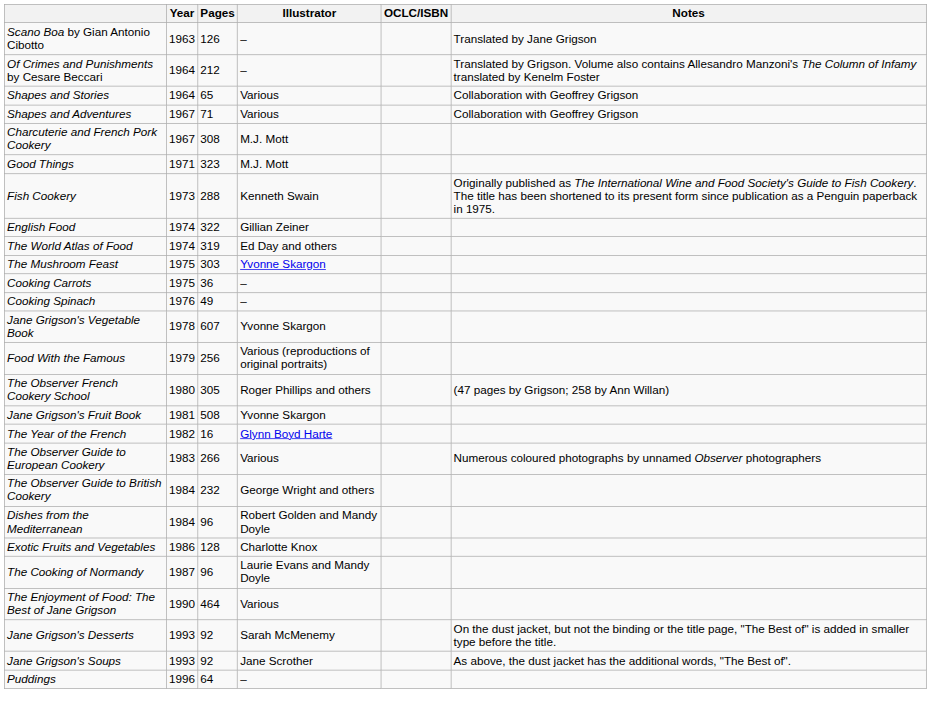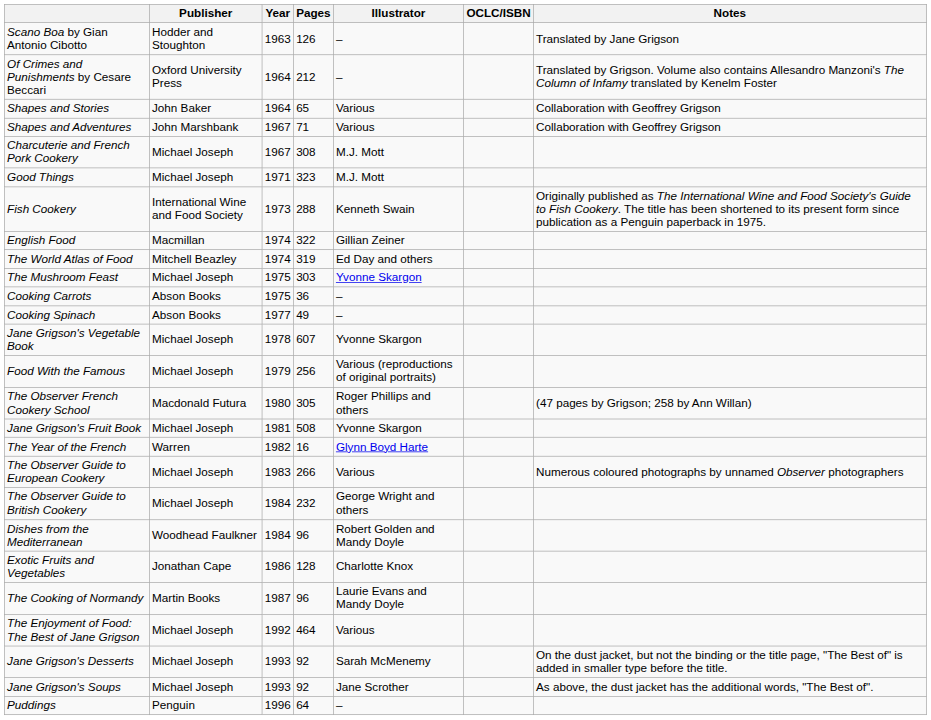+ column: (206, 13)
(182, 301) 1976 -> (278, 314) 1977
(182, 604) 1990 -> (278, 630) 1992
